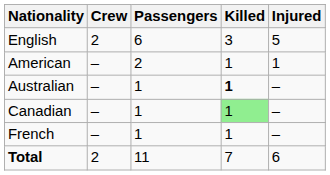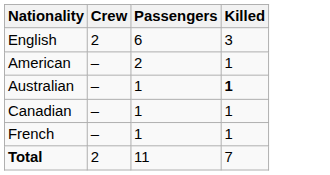- column: (297, 16)
(229, 110) lightgreen background -> (229, 110) no background
